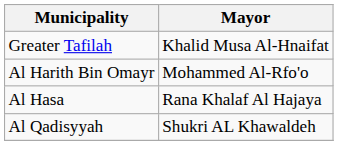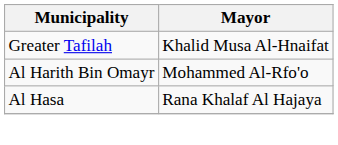- row: (56, 126)
